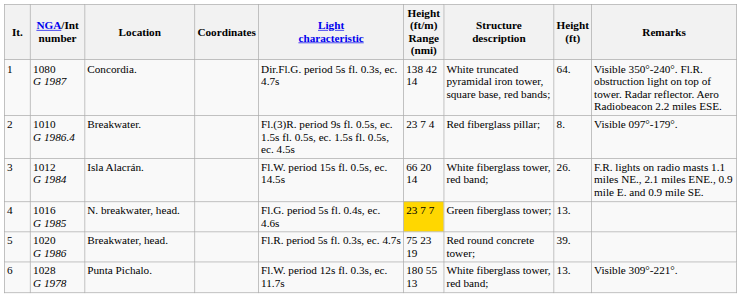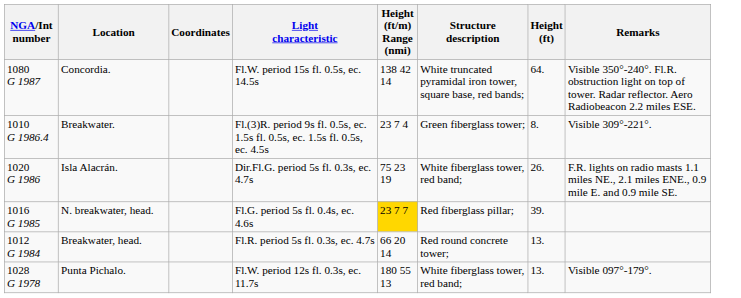- column: (17, 32)
(329, 75) Dir.Fl.G. period 5s fl. 0.3s, ec. 4.7s -> (298, 75) Fl.W. period 15s fl. 0.5s, ec. 14.5s
(493, 124) Red fiberglass pillar; -> (473, 124) Green fiberglass tower;
(636, 124) Visible 097°-179°. -> (610, 124) Visible 309°-221°.
(50, 173) 1012 G 1984 -> (24, 173) 1020 G 1986
(324, 173) Fl.W. period 15s fl. 0.5s, ec. 14.5s -> (303, 173) Dir.Fl.G. period 5s fl. 0.3s, ec. 4.7s
(419, 173) 66 20 14 -> (393, 173) 75 23 19
(499, 210) Green fiberglass tower; -> (467, 210) Red fiberglass pillar;
(564, 210) 13. -> (537, 210) 39.
(50, 247) 1020 G 1986 -> (24, 247) 1012 G 1984
(419, 247) 75 23 19 -> (393, 247) 66 20 14
(564, 240) 39. -> (537, 240) 13.
(636, 271) Visible 309°-221°. -> (610, 271) Visible 097°-179°.
